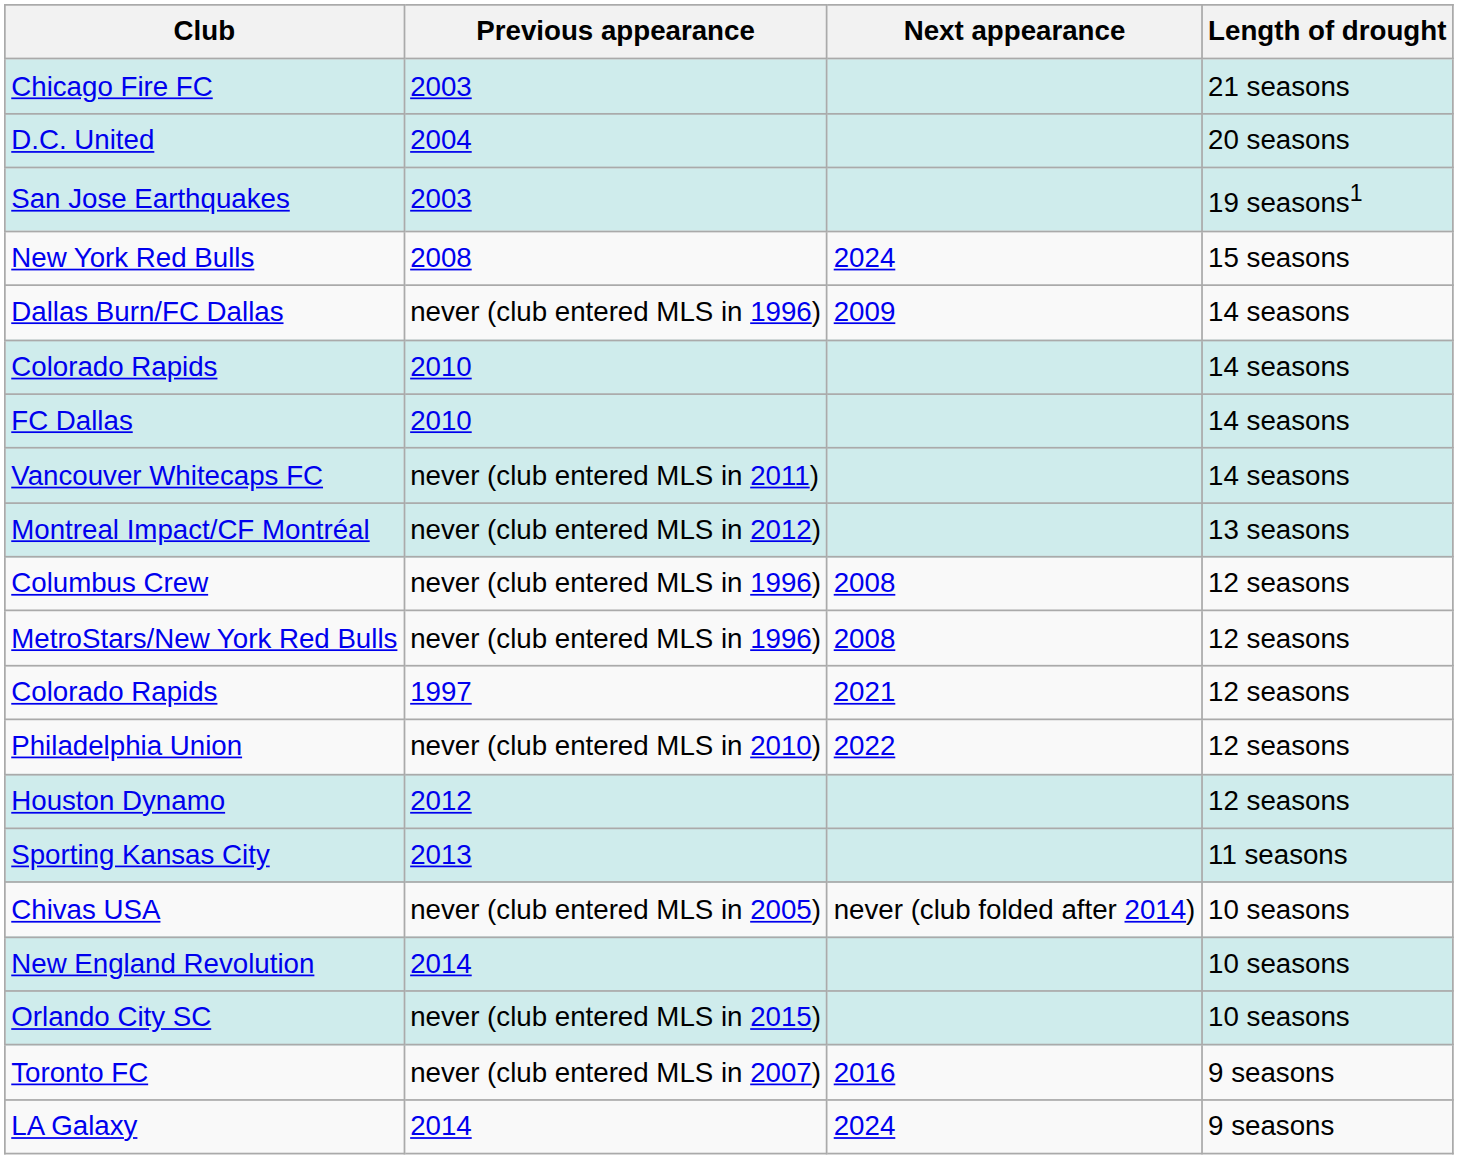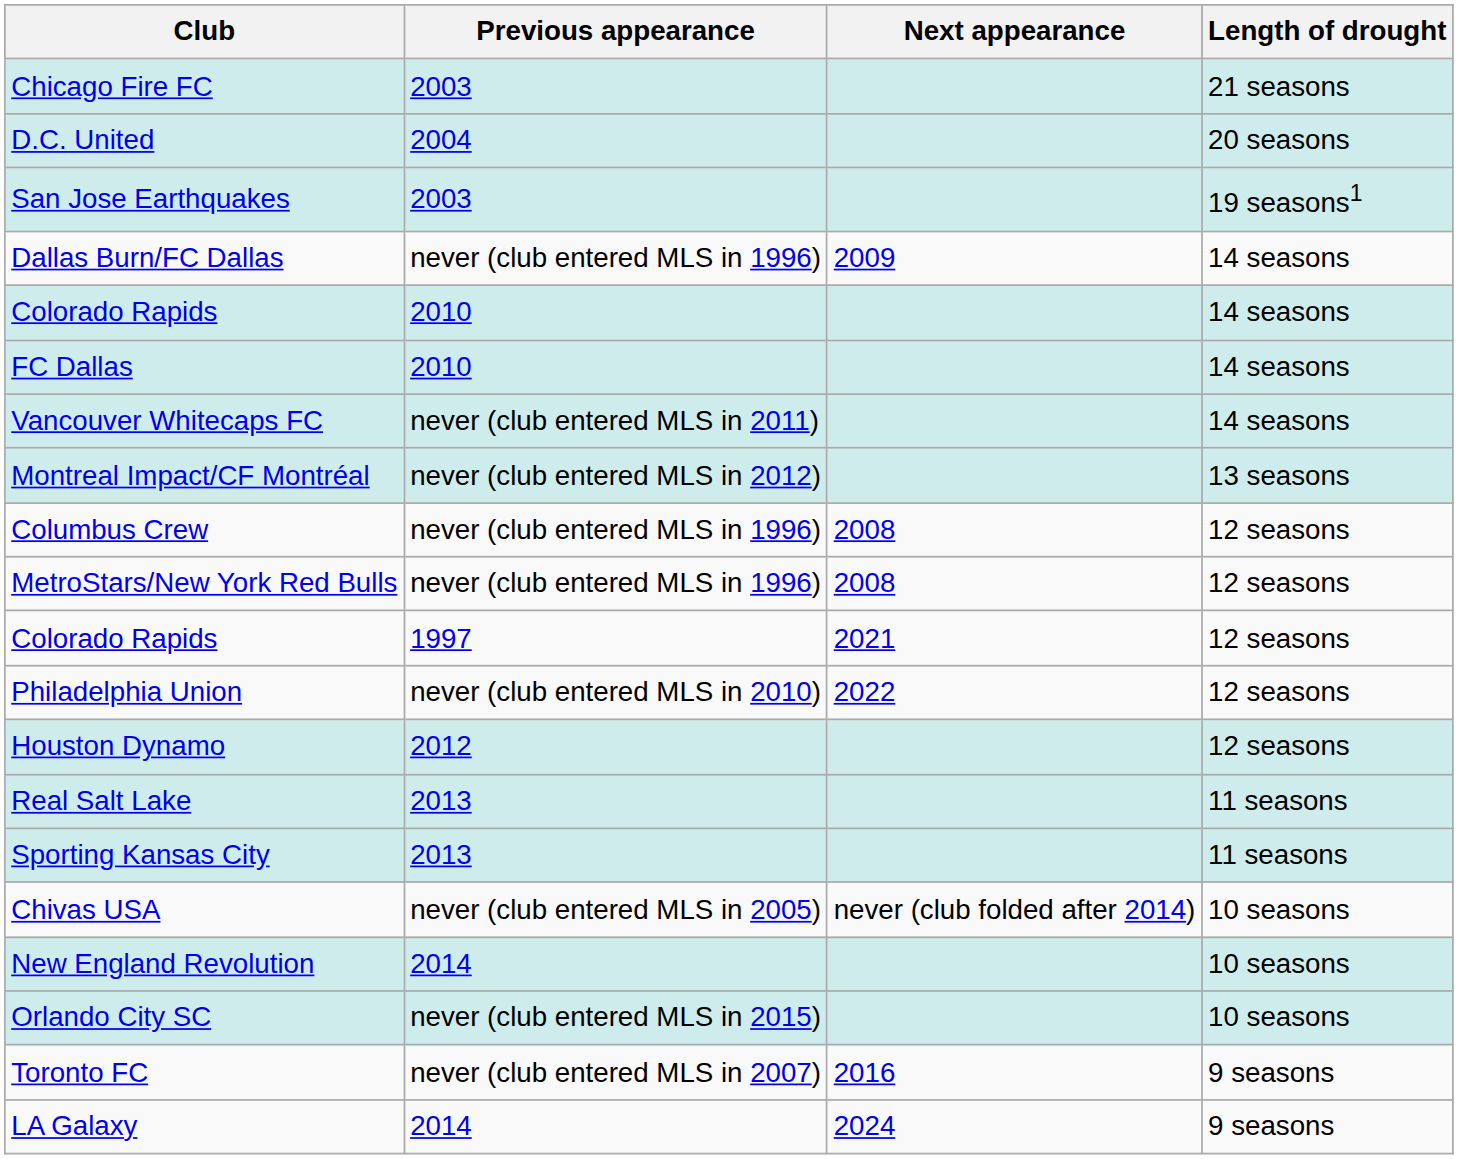- row: (133, 257)
+ row: (101, 800)
